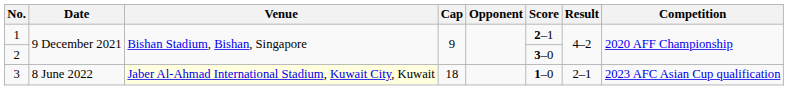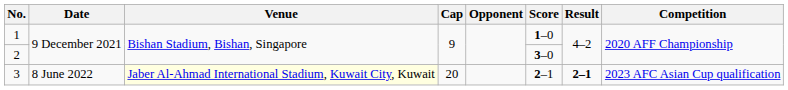(544, 34) 2–1 -> (544, 34) 1–0
(452, 74) 18 -> (452, 74) 20
(544, 74) 1–0 -> (544, 74) 2–1
(582, 74) normal -> (582, 74) bold
